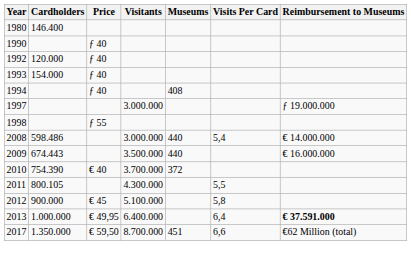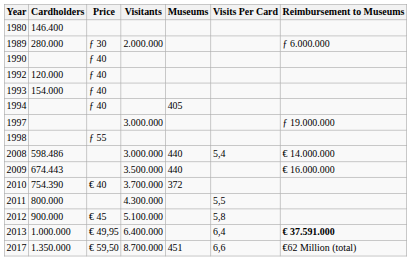+ row: (17, 43)
(175, 91) 408 -> (175, 106) 405
(47, 185) 800.105 -> (47, 201) 800.000
